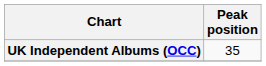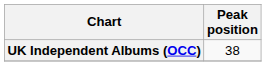(232, 50) 35 -> (232, 50) 38
